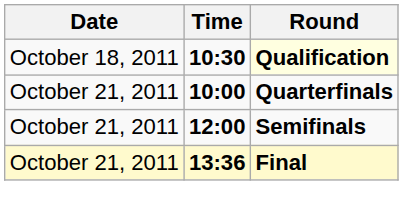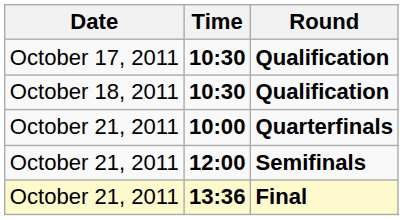+ row: (94, 57)
(322, 57) lightyellow background -> (322, 92) no background
